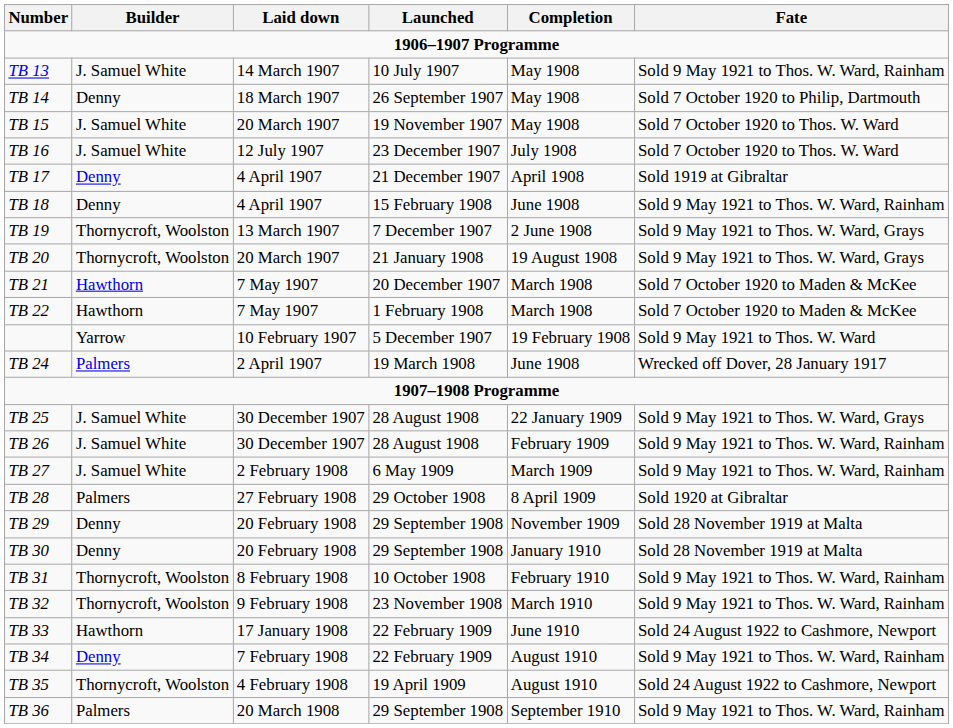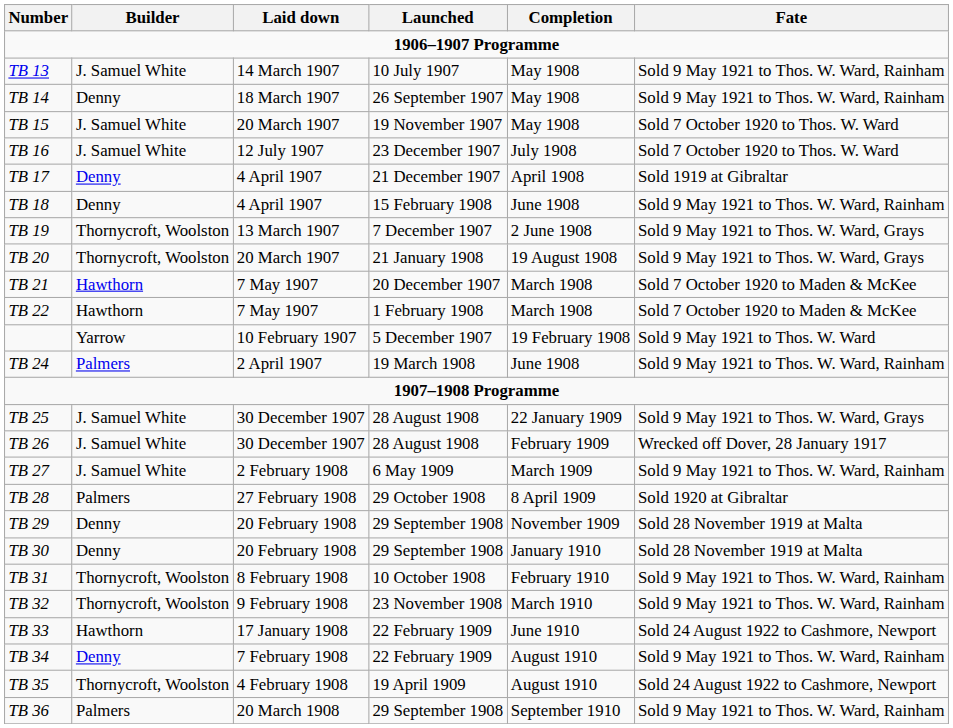(779, 97) Sold 7 October 1920 to Philip, Dartmouth -> (791, 97) Sold 9 May 1921 to Thos. W. Ward, Rainham
(762, 364) Wrecked off Dover, 28 January 1917 -> (791, 364) Sold 9 May 1921 to Thos. W. Ward, Rainham
(791, 444) Sold 9 May 1921 to Thos. W. Ward, Rainham -> (762, 444) Wrecked off Dover, 28 January 1917
